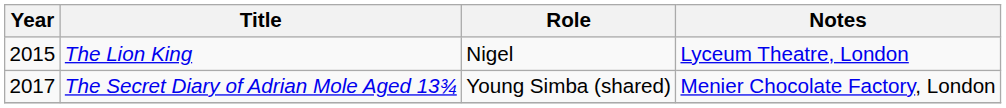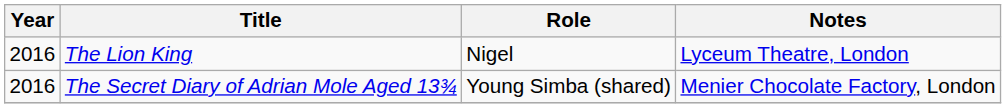(32, 53) 2015 -> (32, 53) 2016
(32, 86) 2017 -> (32, 86) 2016
